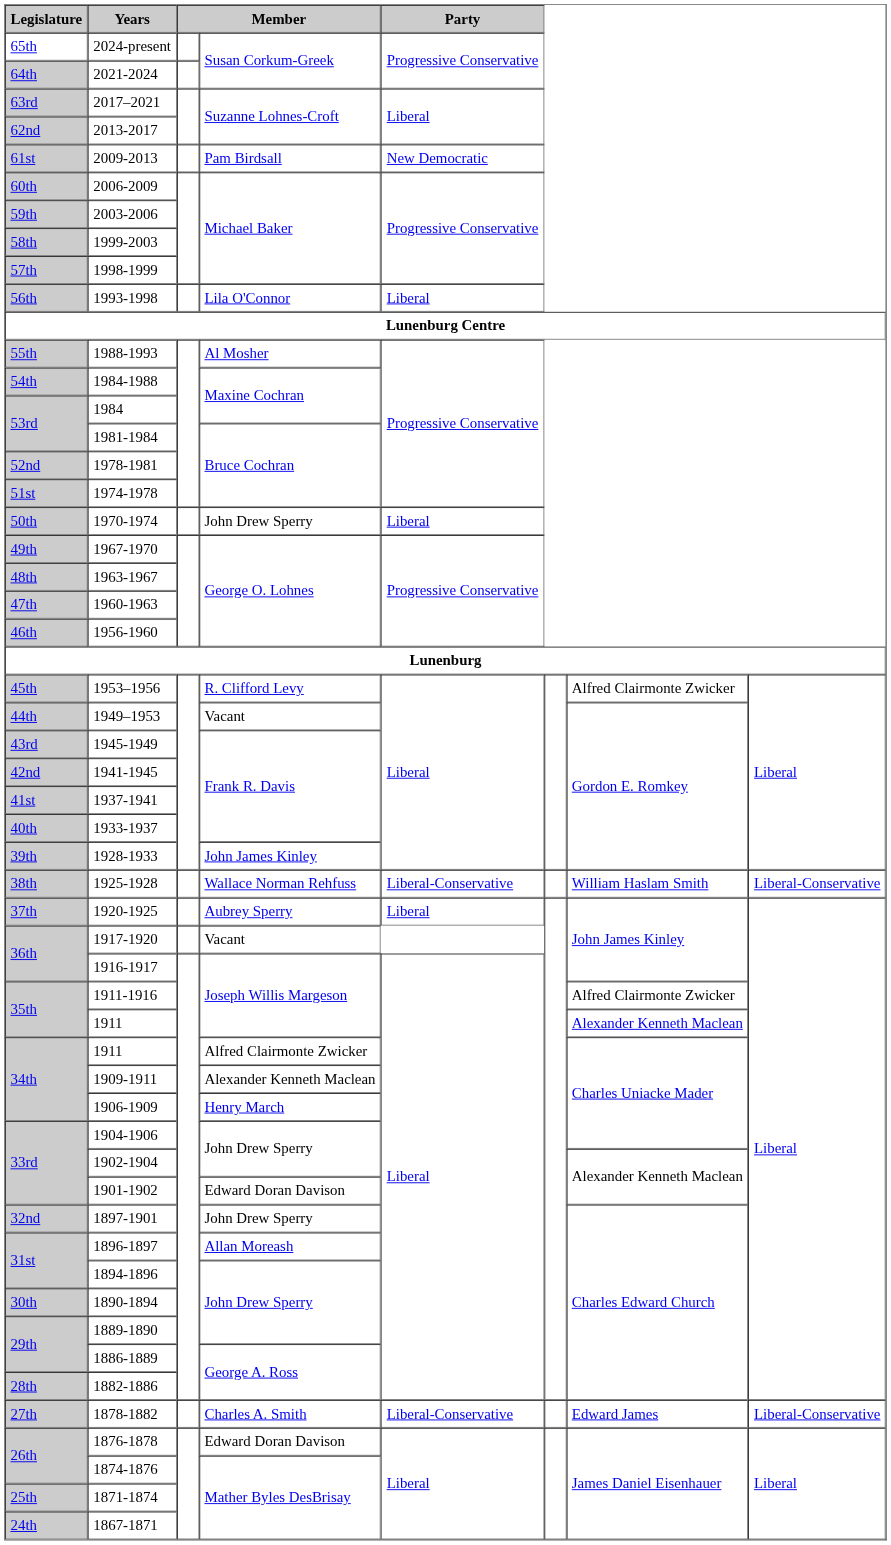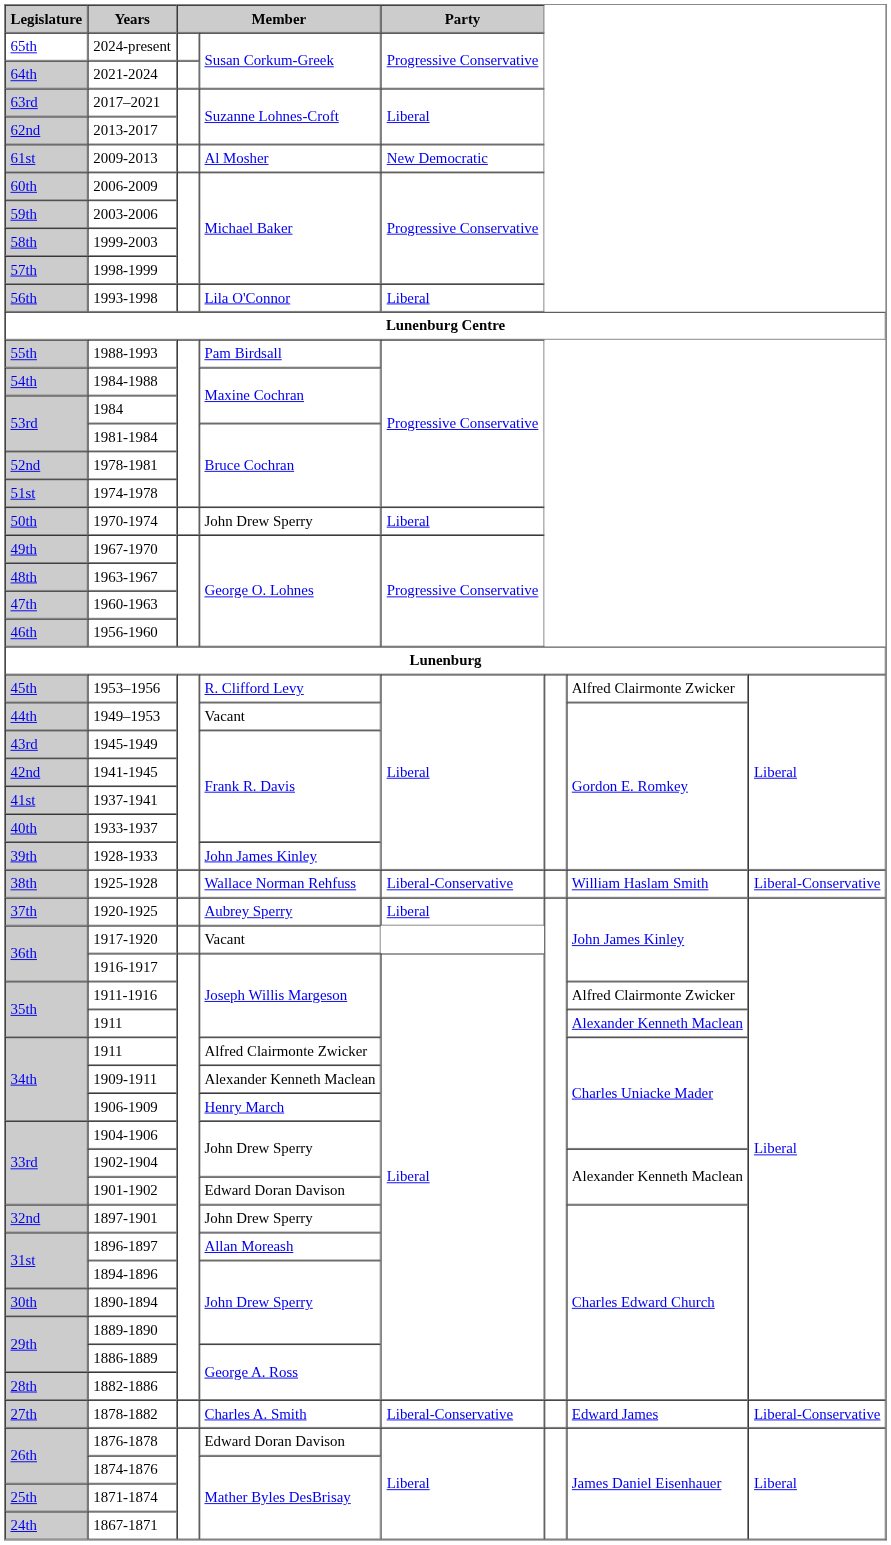(243, 158) Pam Birdsall -> (237, 158) Al Mosher
(237, 353) Al Mosher -> (243, 353) Pam Birdsall
